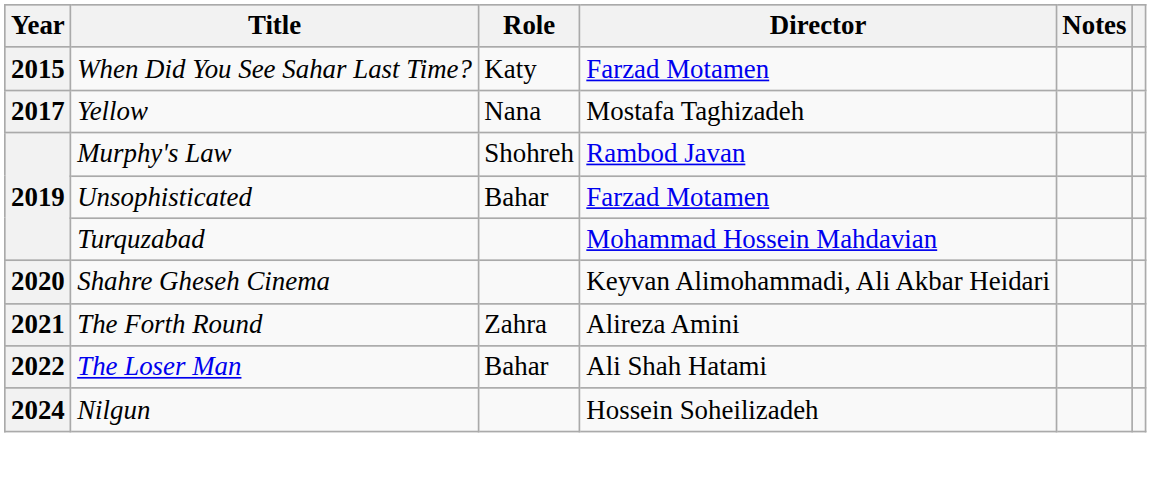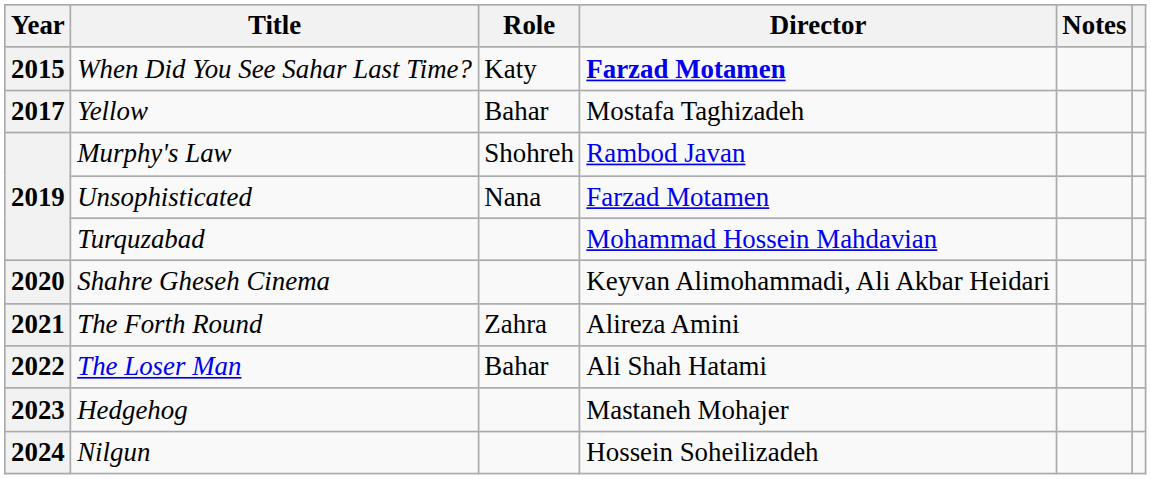(678, 68) normal -> (686, 68) bold
(513, 111) Nana -> (516, 111) Bahar
(516, 196) Bahar -> (513, 196) Nana
+ row: (132, 409)
